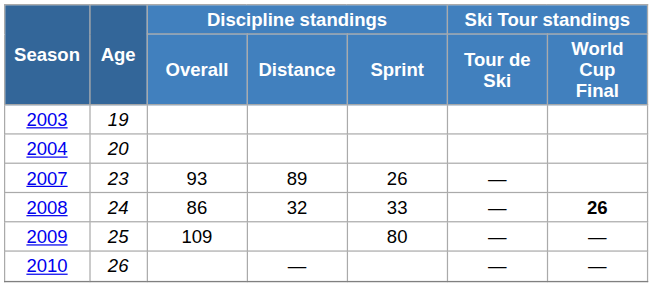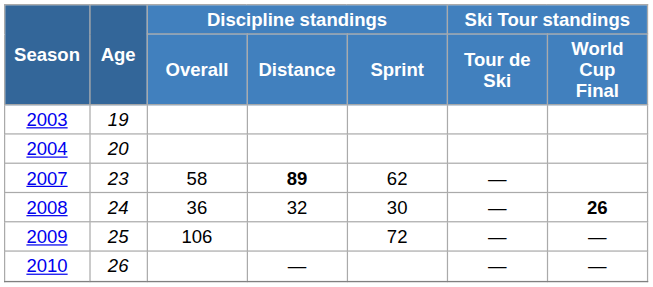(197, 178) 93 -> (197, 178) 58
(297, 178) normal -> (297, 178) bold
(397, 178) 26 -> (397, 178) 62
(197, 208) 86 -> (197, 208) 36
(397, 208) 33 -> (397, 208) 30
(197, 237) 109 -> (197, 237) 106
(397, 237) 80 -> (397, 237) 72
